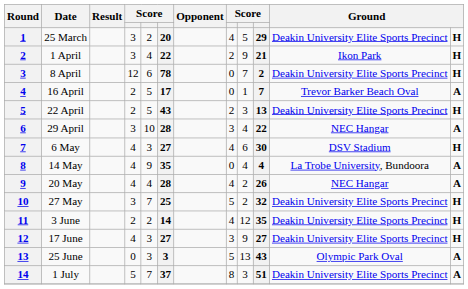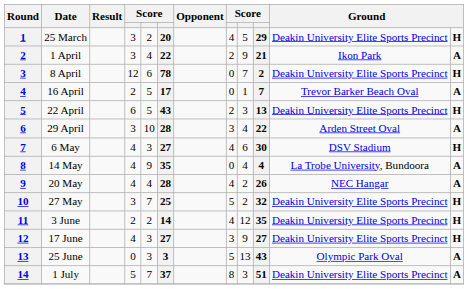(457, 55) H -> (457, 55) A
(133, 110) 2 -> (133, 110) 6
(360, 128) NEC Hangar -> (360, 128) Arden Street Oval
